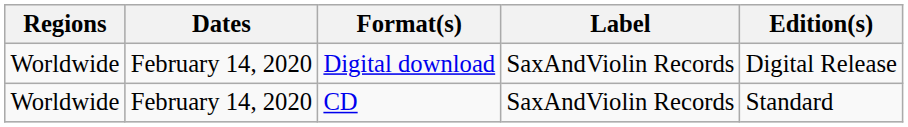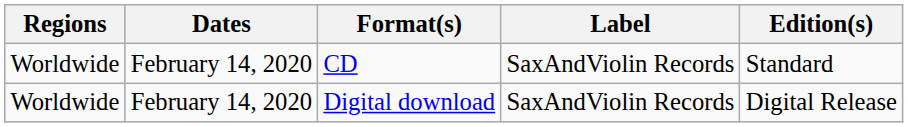rows swapped: (341, 102) <-> (409, 63)
